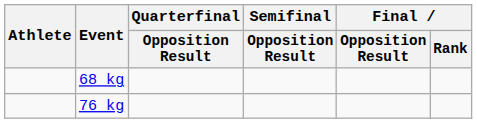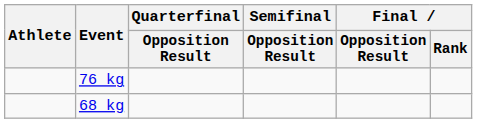rows swapped: (102, 80) <-> (102, 106)
